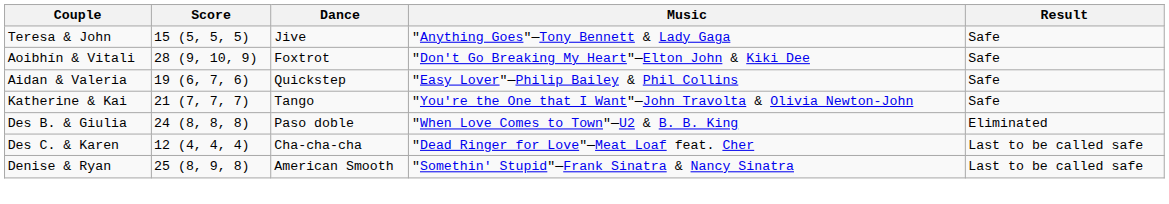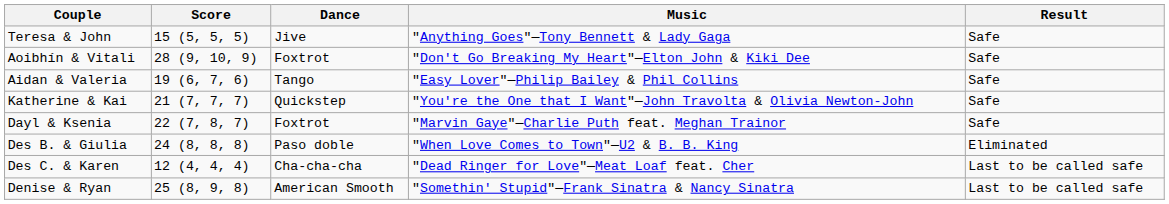(310, 80) Quickstep -> (294, 80) Tango
(294, 102) Tango -> (310, 102) Quickstep
+ row: (59, 123)
